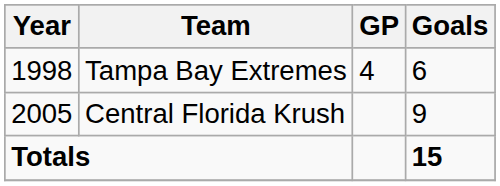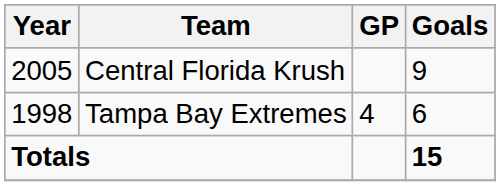rows swapped: (216, 69) <-> (215, 113)
